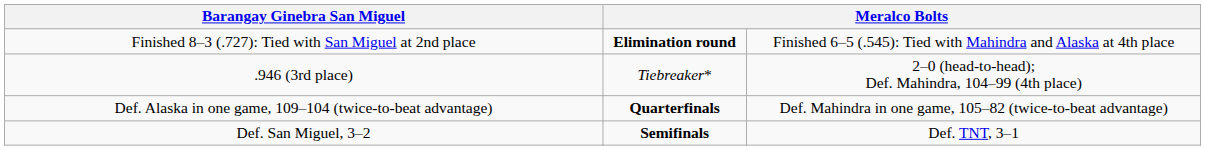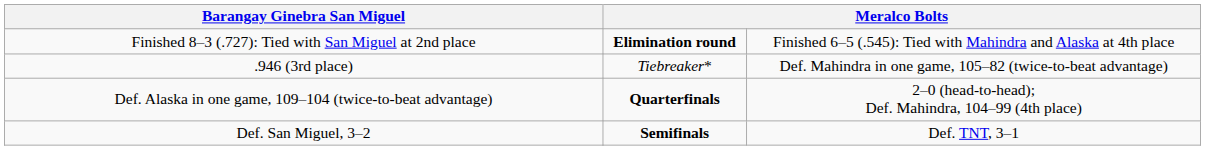(974, 74) 2–0 (head-to-head); Def. Mahindra, 104–99 (4th place) -> (974, 66) Def. Mahindra in one game, 105–82 (twice-to-beat advantage)
(974, 108) Def. Mahindra in one game, 105–82 (twice-to-beat advantage) -> (974, 99) 2–0 (head-to-head); Def. Mahindra, 104–99 (4th place)
